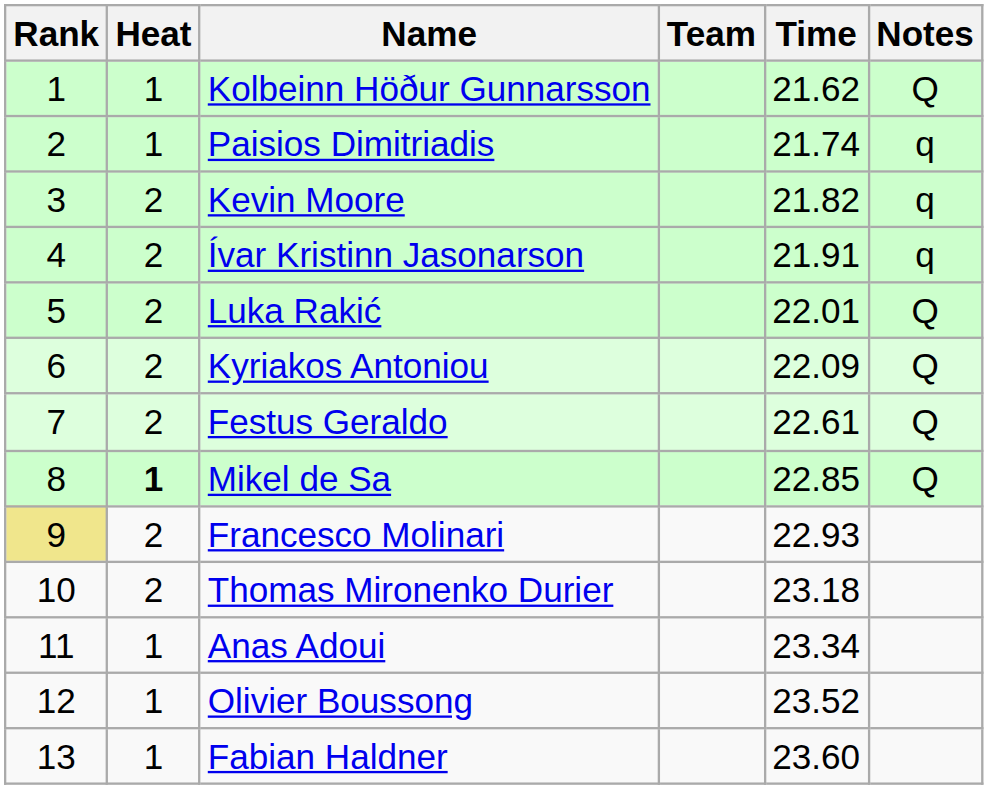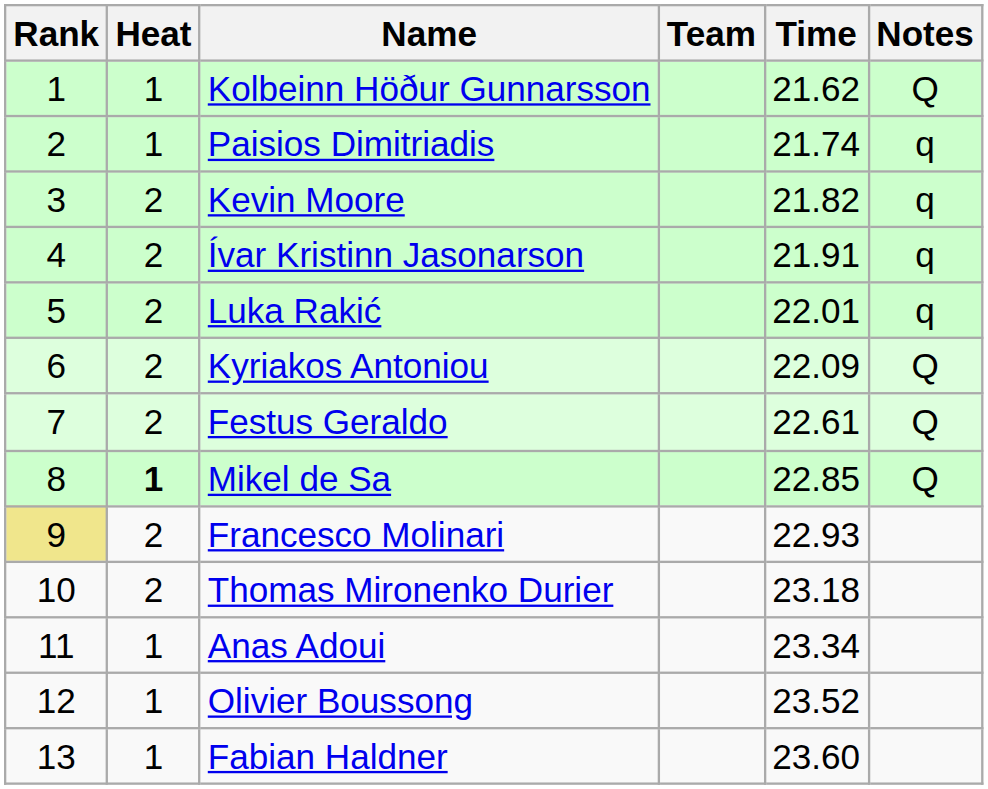(925, 311) Q -> (925, 311) q
